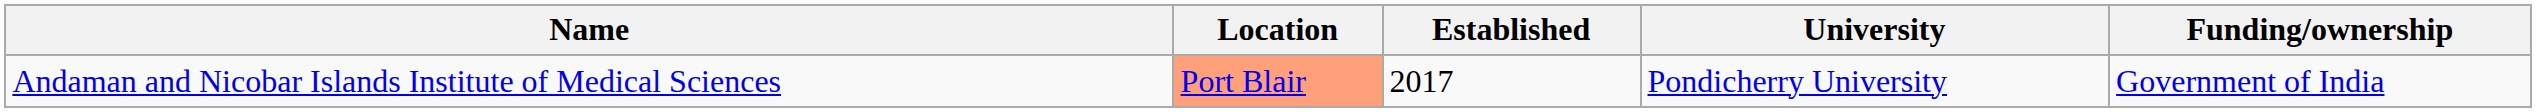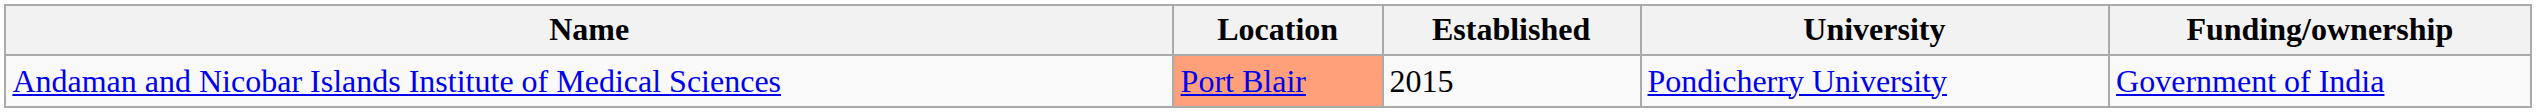(1422, 80) 2017 -> (1422, 80) 2015
